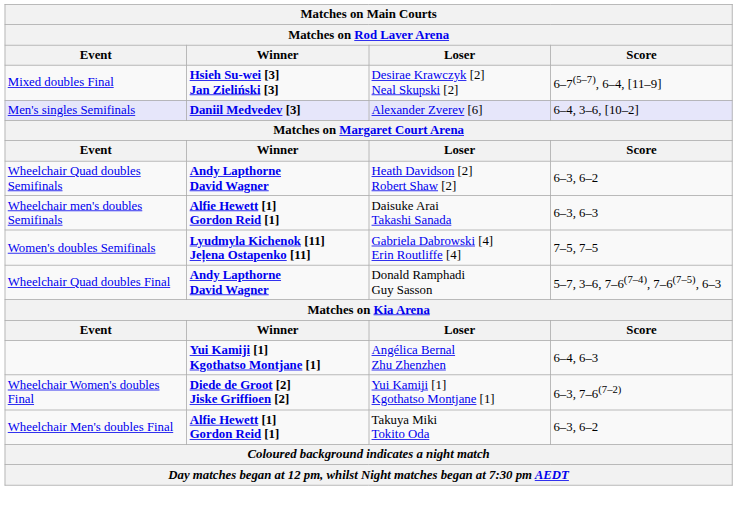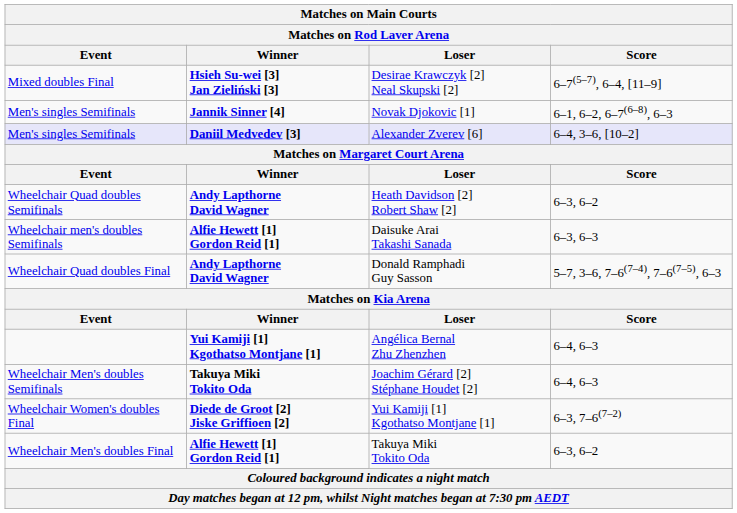+ row: (423, 111)
- row: (432, 247)
+ row: (425, 381)
